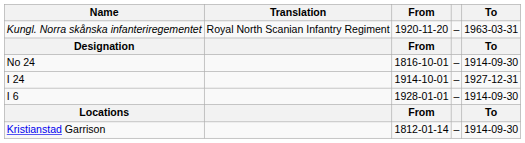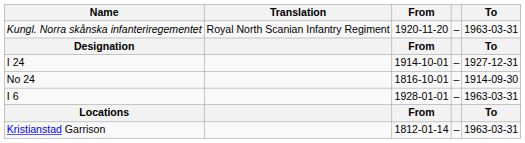rows swapped: (21, 63) <-> (16, 79)
(491, 96) 1914-09-30 -> (491, 96) 1963-03-31
(491, 130) 1914-09-30 -> (491, 130) 1963-03-31
